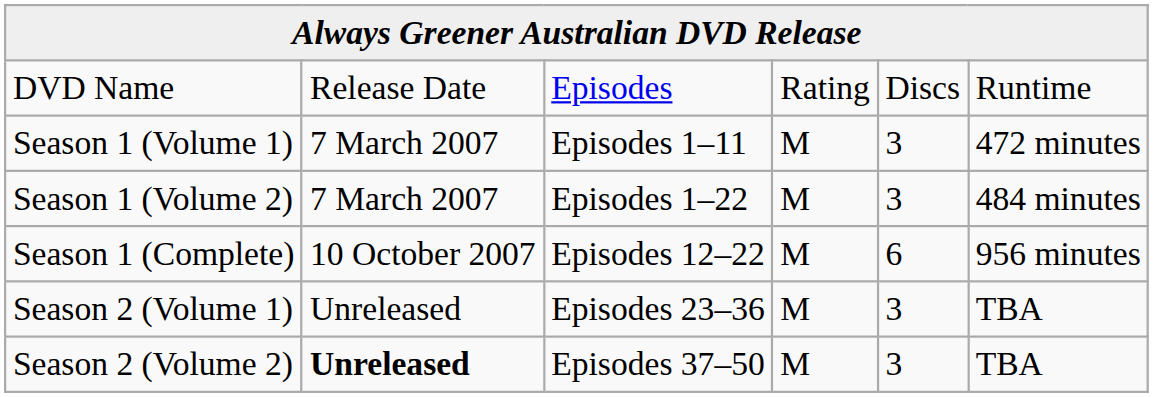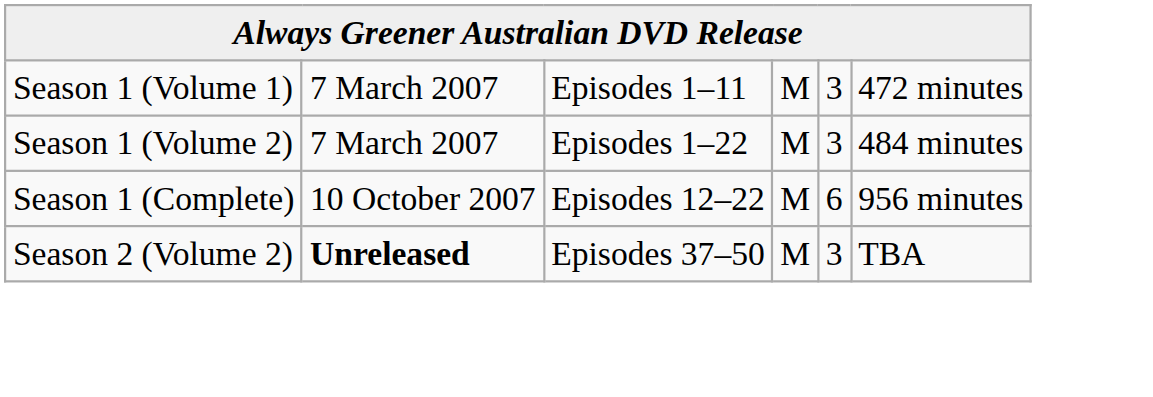- row: (94, 87)
- row: (153, 309)
